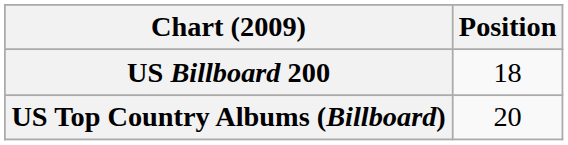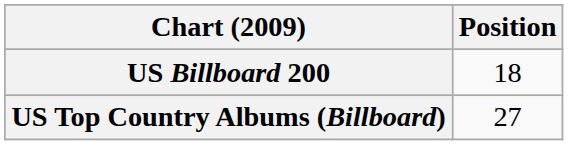(508, 116) 20 -> (508, 116) 27
